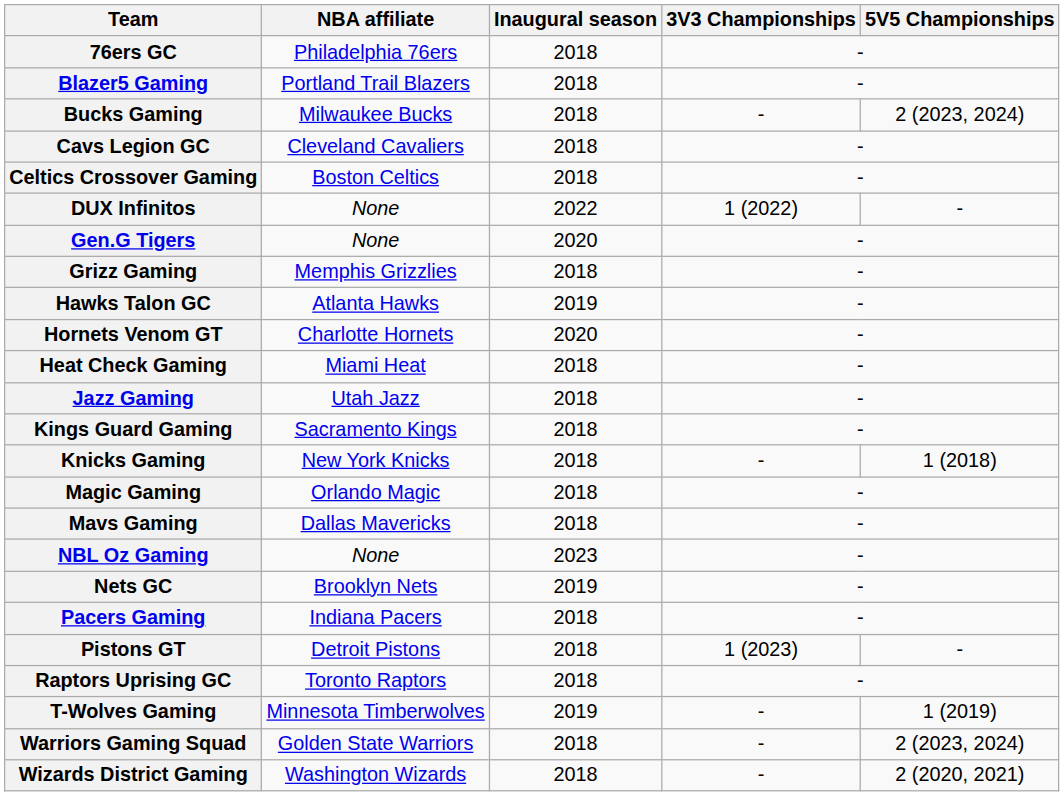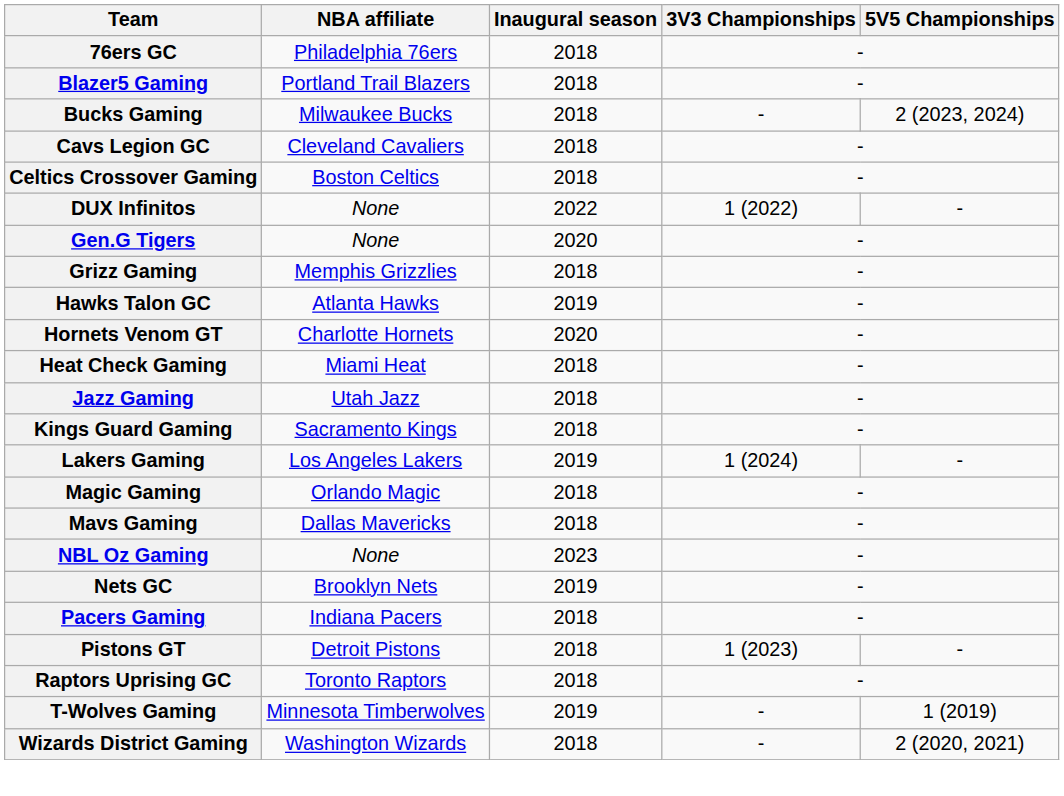- row: (133, 460)
+ row: (133, 460)
- row: (133, 743)
